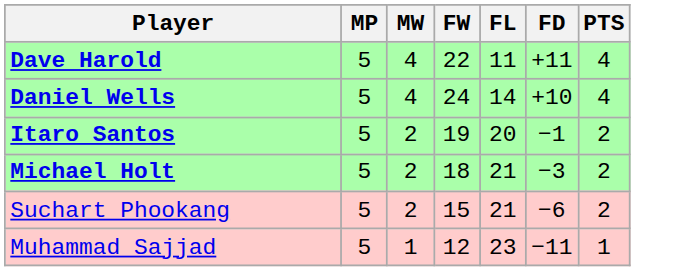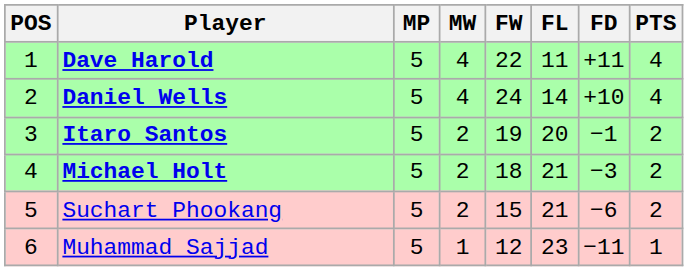+ column: (31, 24)
